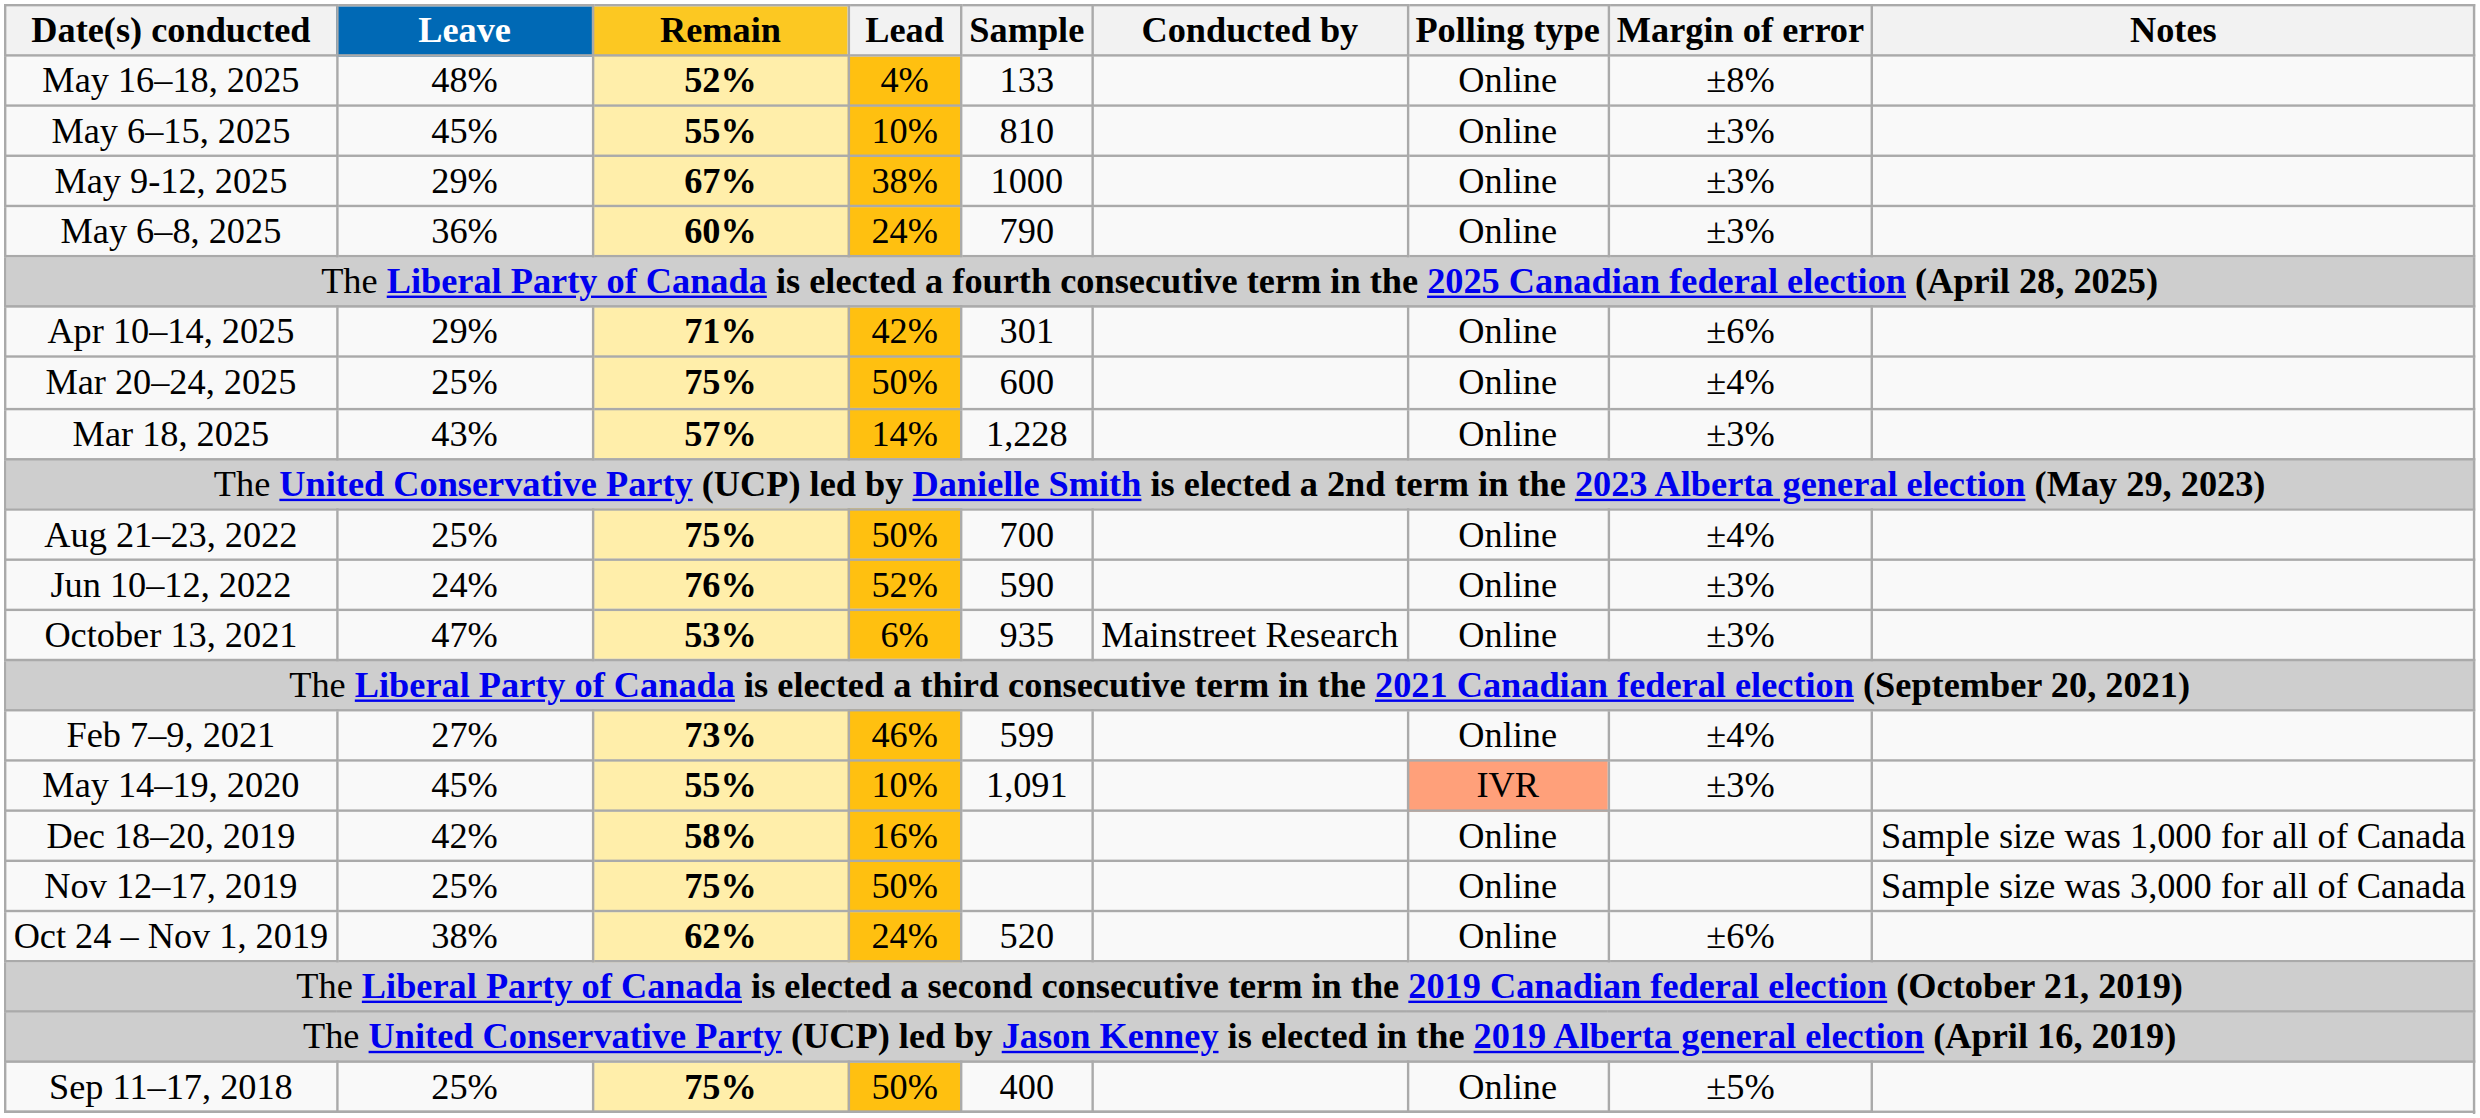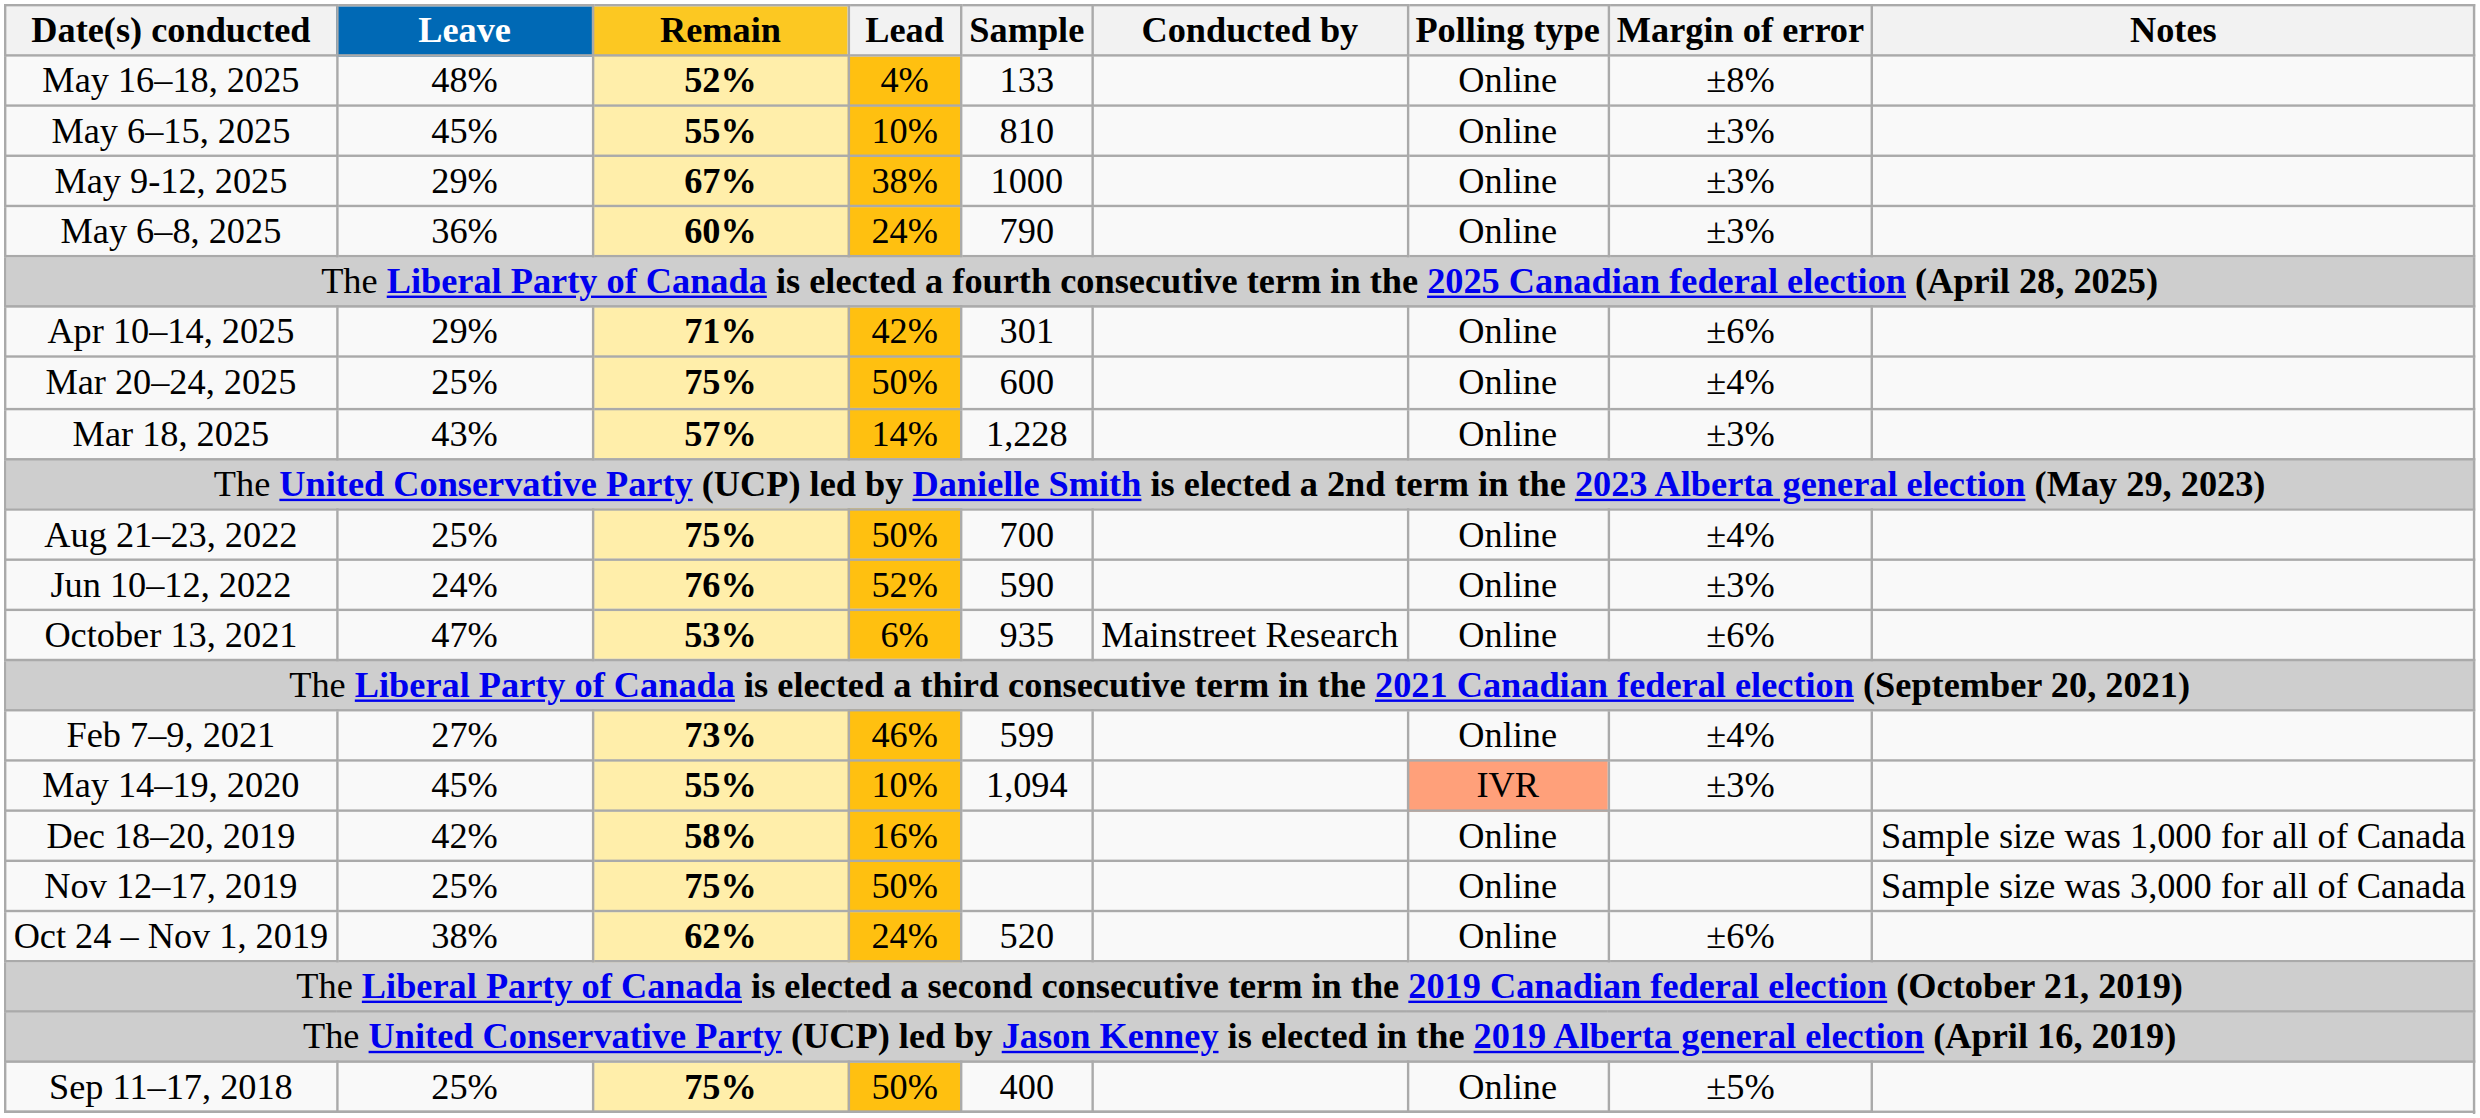(1740, 633) ±3% -> (1740, 633) ±6%
(1027, 784) 1,091 -> (1027, 784) 1,094
